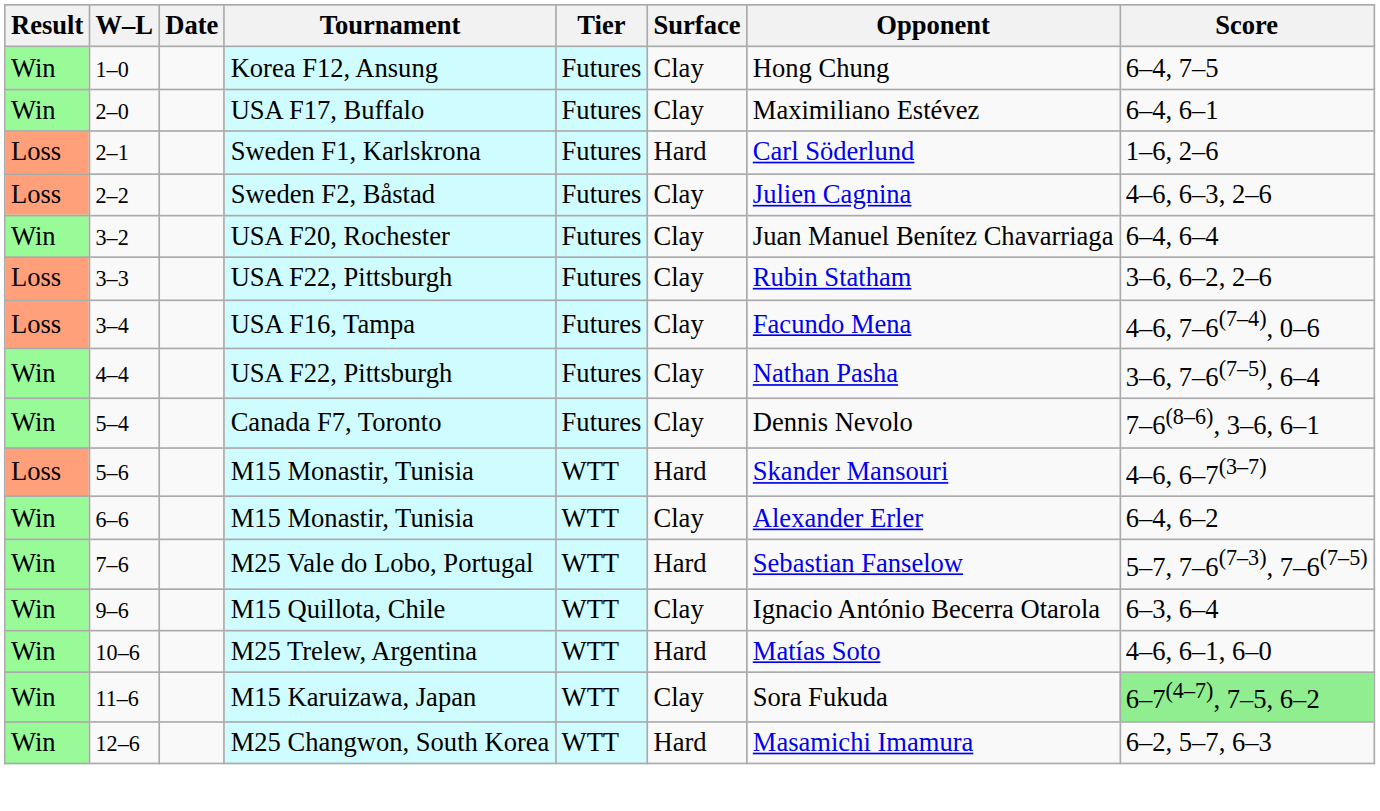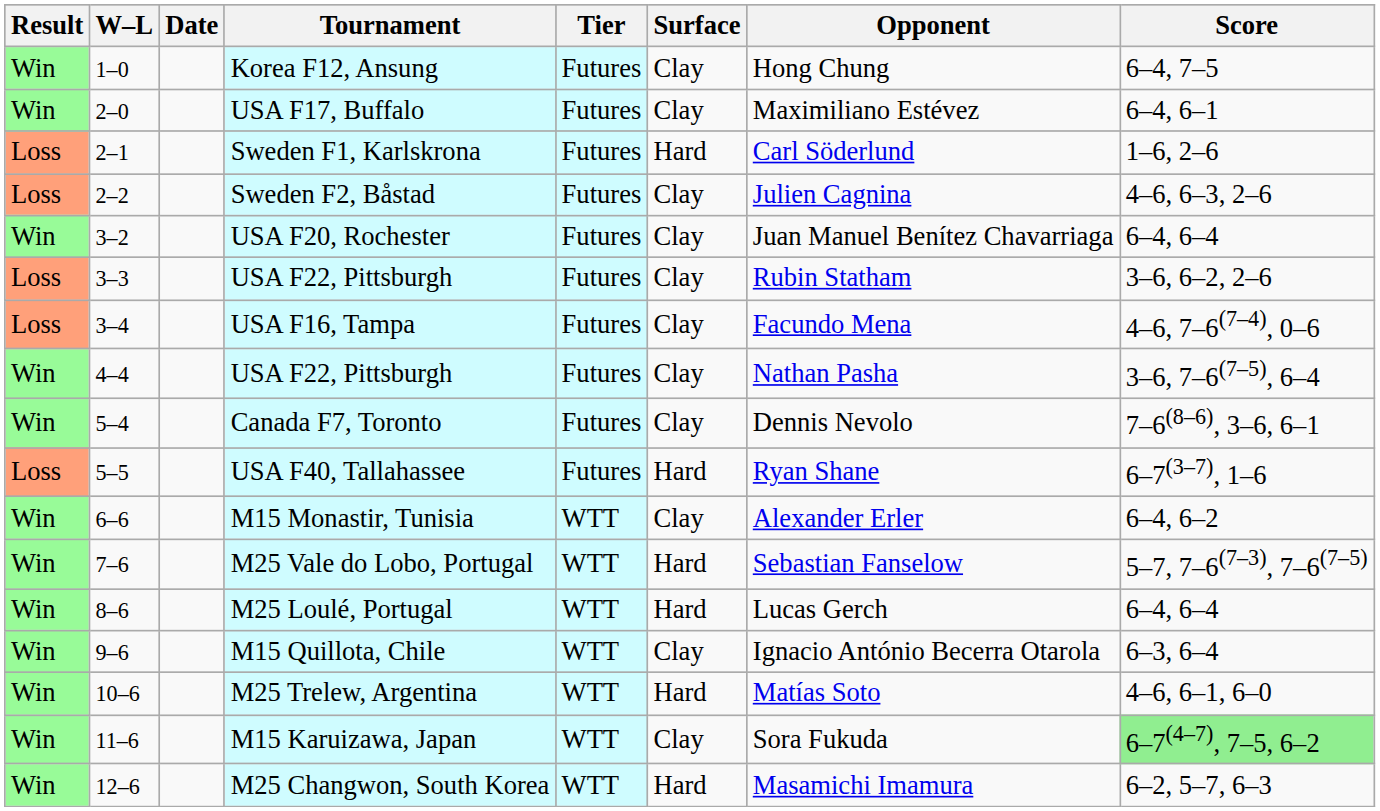+ row: (112, 473)
- row: (112, 473)
+ row: (112, 610)
